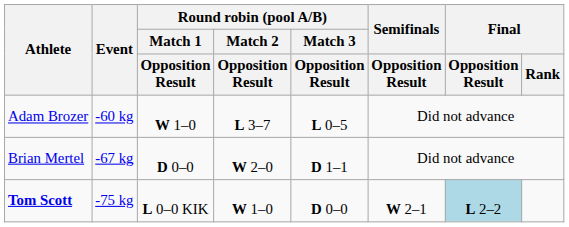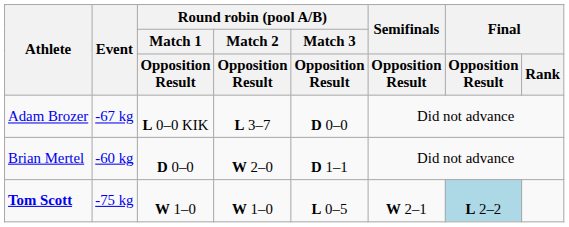(114, 116) -60 kg -> (114, 116) -67 kg
(175, 125) W 1–0 -> (175, 125) L 0–0 KIK
(329, 125) L 0–5 -> (329, 125) D 0–0
(114, 158) -67 kg -> (114, 158) -60 kg
(175, 209) L 0–0 KIK -> (175, 209) W 1–0
(329, 209) D 0–0 -> (329, 209) L 0–5
